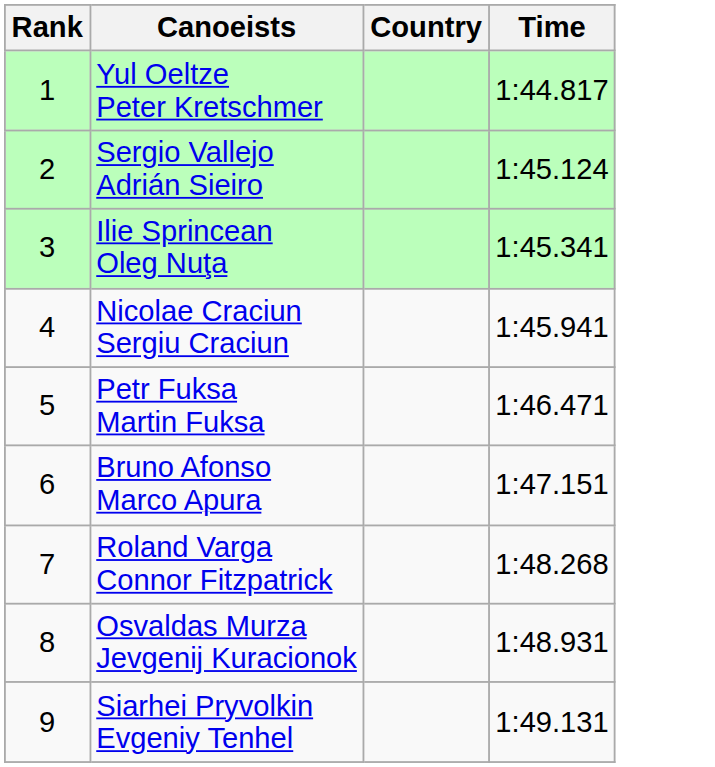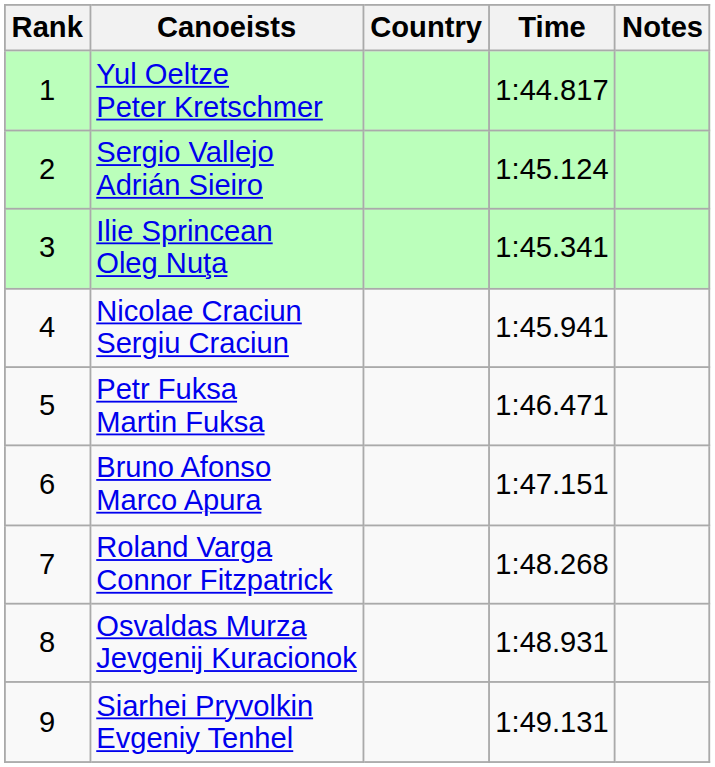+ column: (663, 27)
